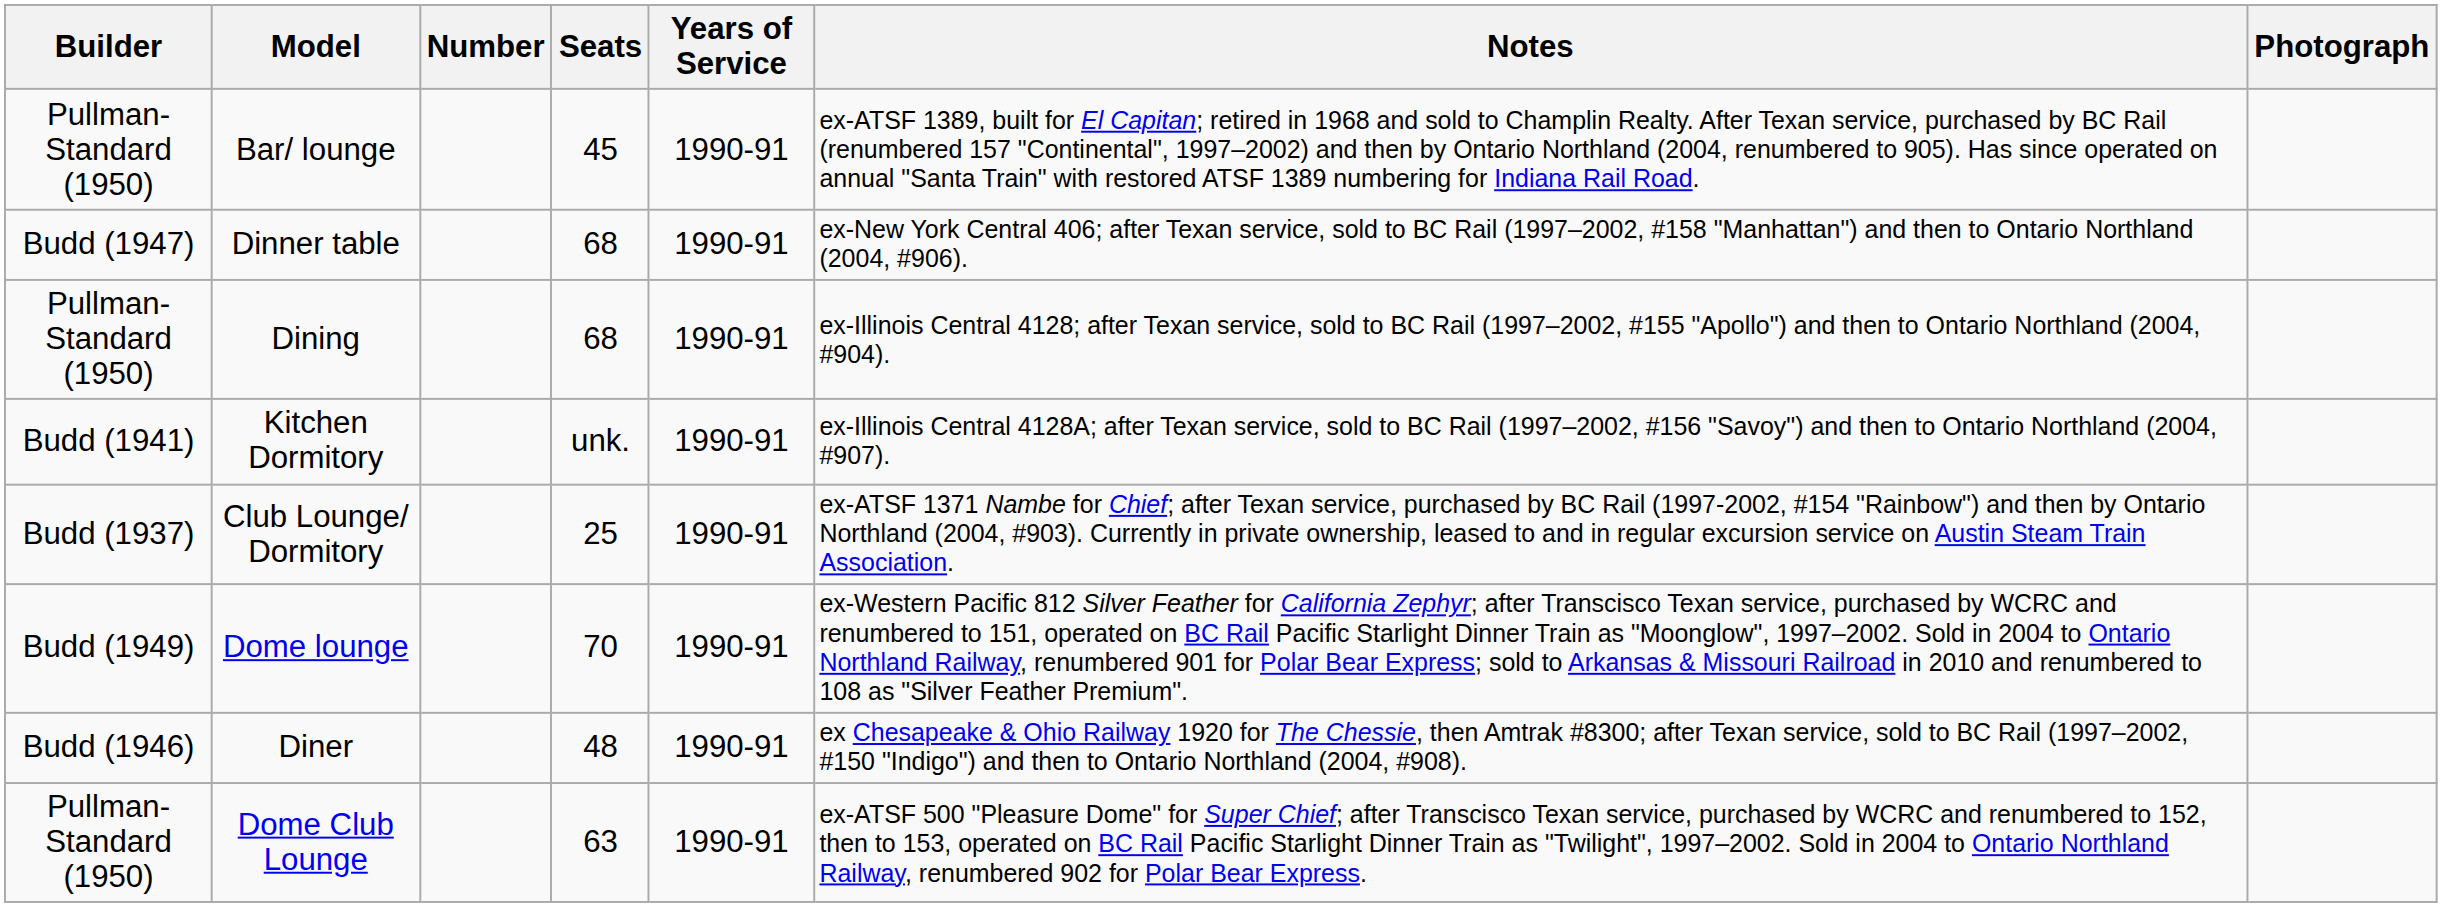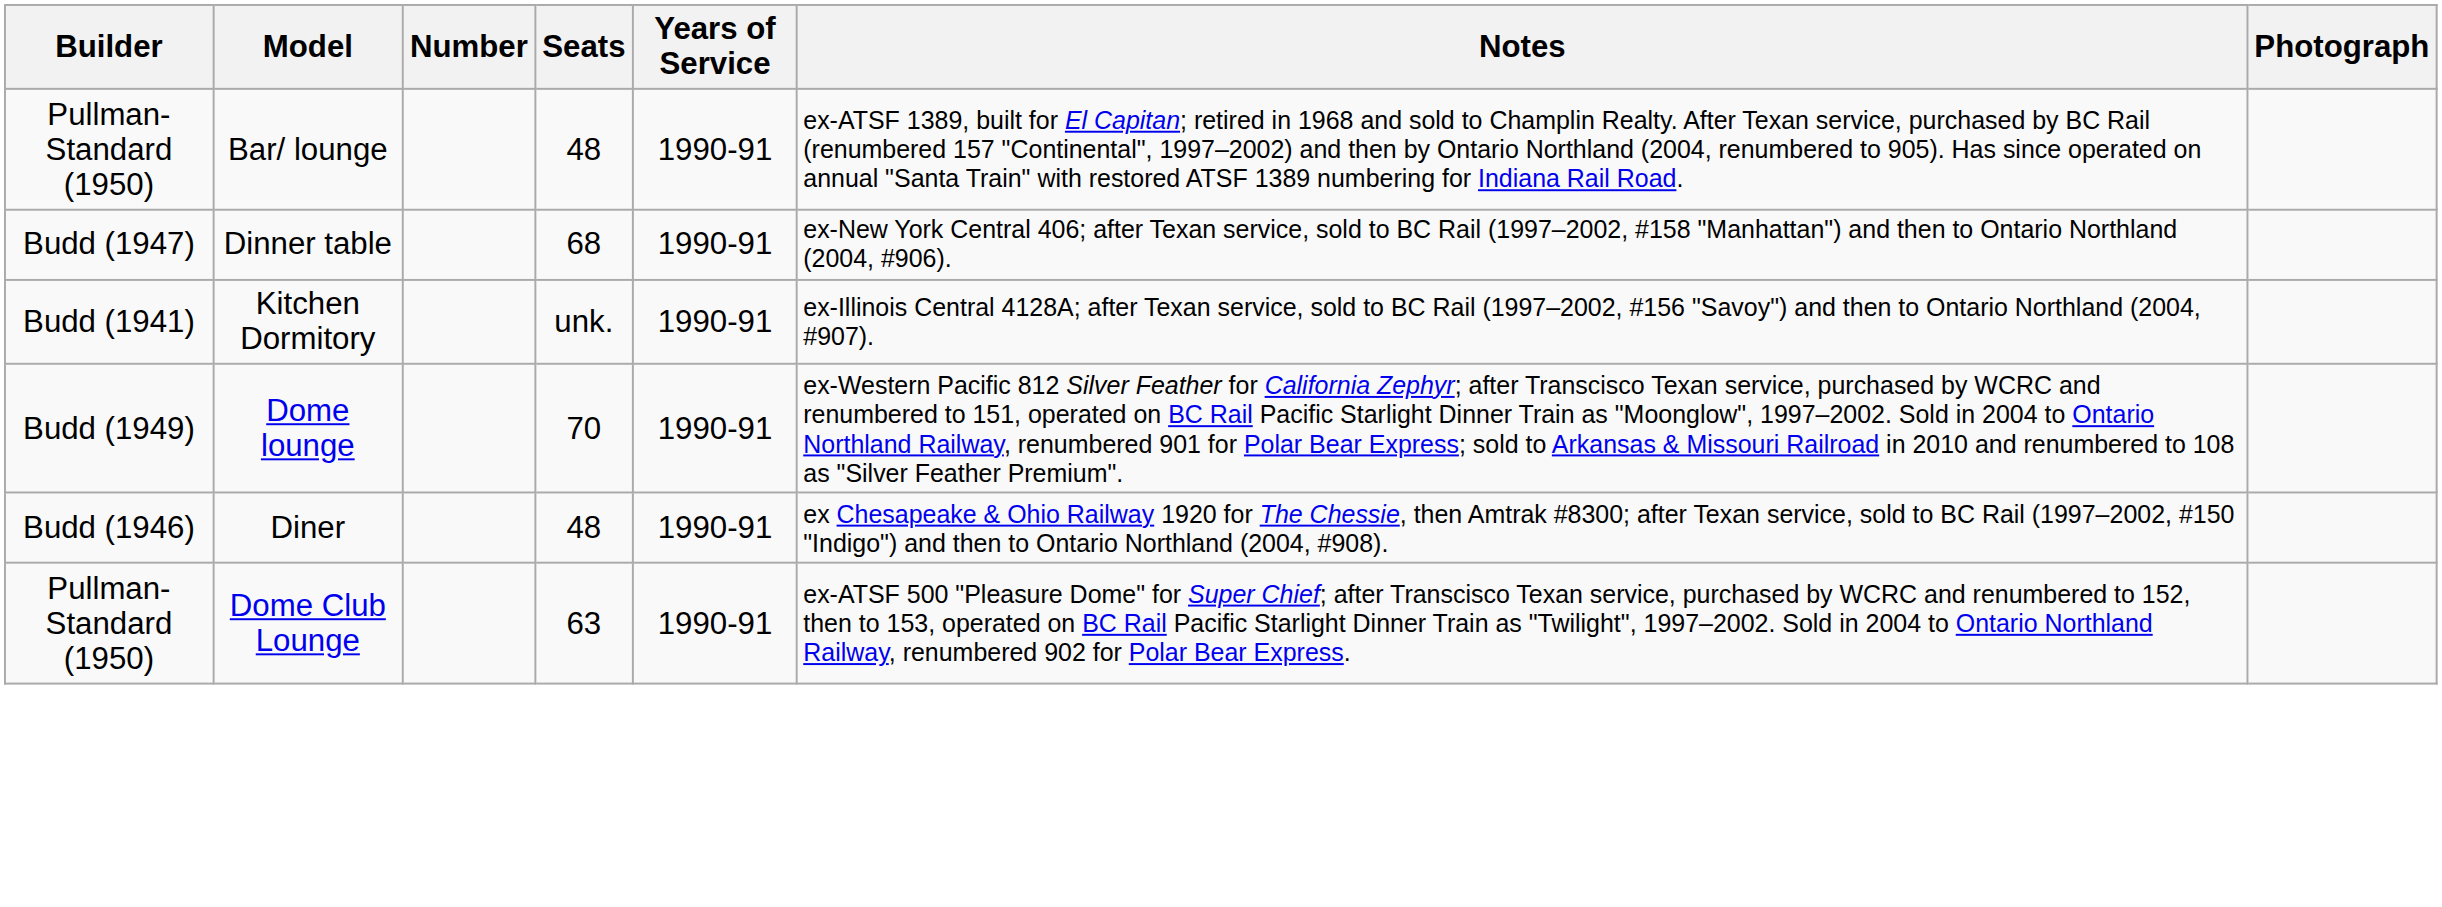(601, 148) 45 -> (584, 148) 48
- row: (316, 338)
- row: (316, 533)
